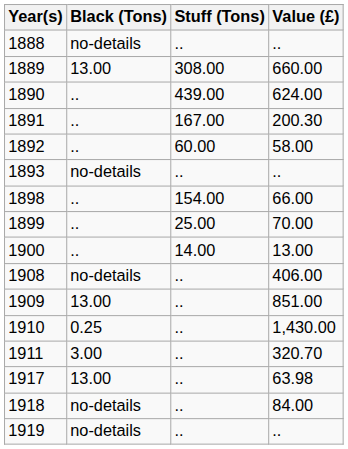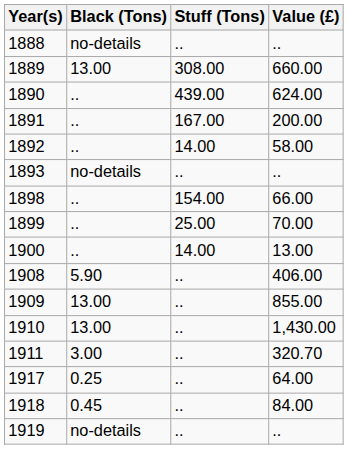(297, 120) 200.30 -> (297, 120) 200.00
(195, 146) 60.00 -> (195, 146) 14.00
(106, 276) no-details -> (86, 276) 5.90
(297, 302) 851.00 -> (297, 302) 855.00
(86, 328) 0.25 -> (91, 328) 13.00
(91, 379) 13.00 -> (86, 379) 0.25
(293, 379) 63.98 -> (293, 379) 64.00
(106, 405) no-details -> (86, 405) 0.45
